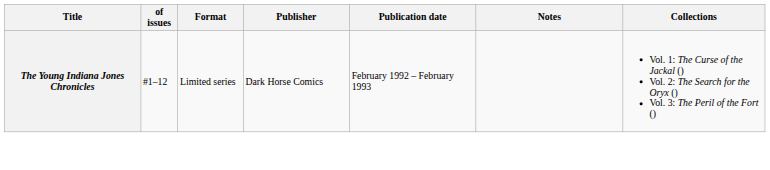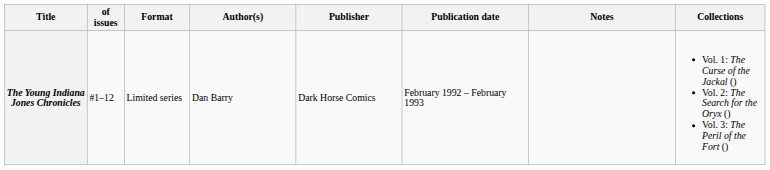+ column: (243, 17)
